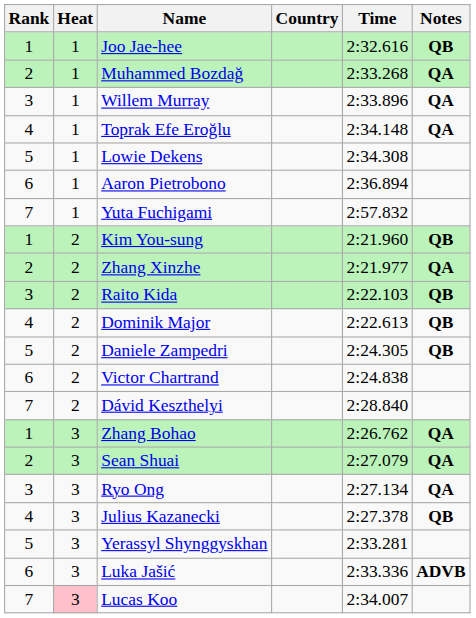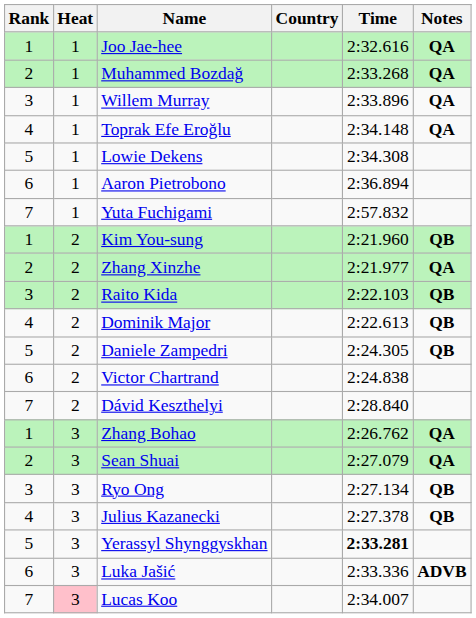(441, 45) QB -> (442, 45) QA
(441, 488) QA -> (442, 488) QB
(377, 543) normal -> (378, 543) bold
